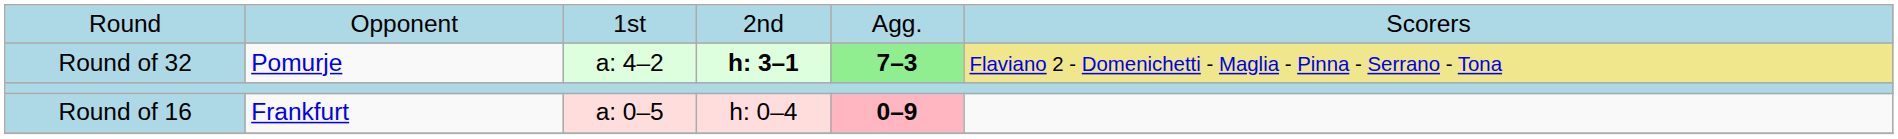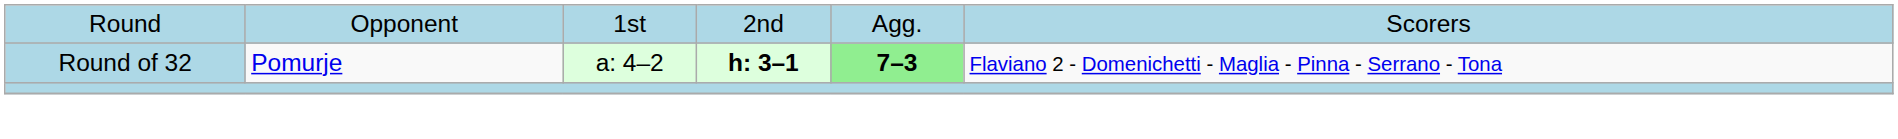(1236, 64) khaki background -> (1236, 64) no background
- row: (125, 112)
